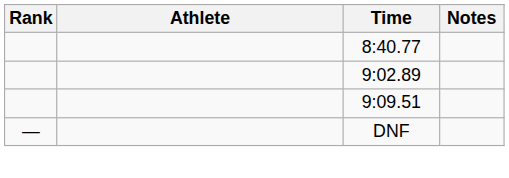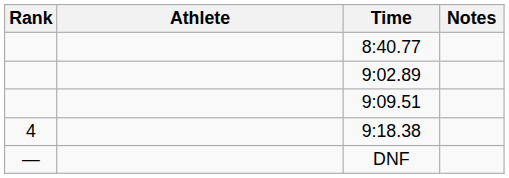+ row: (391, 131)
